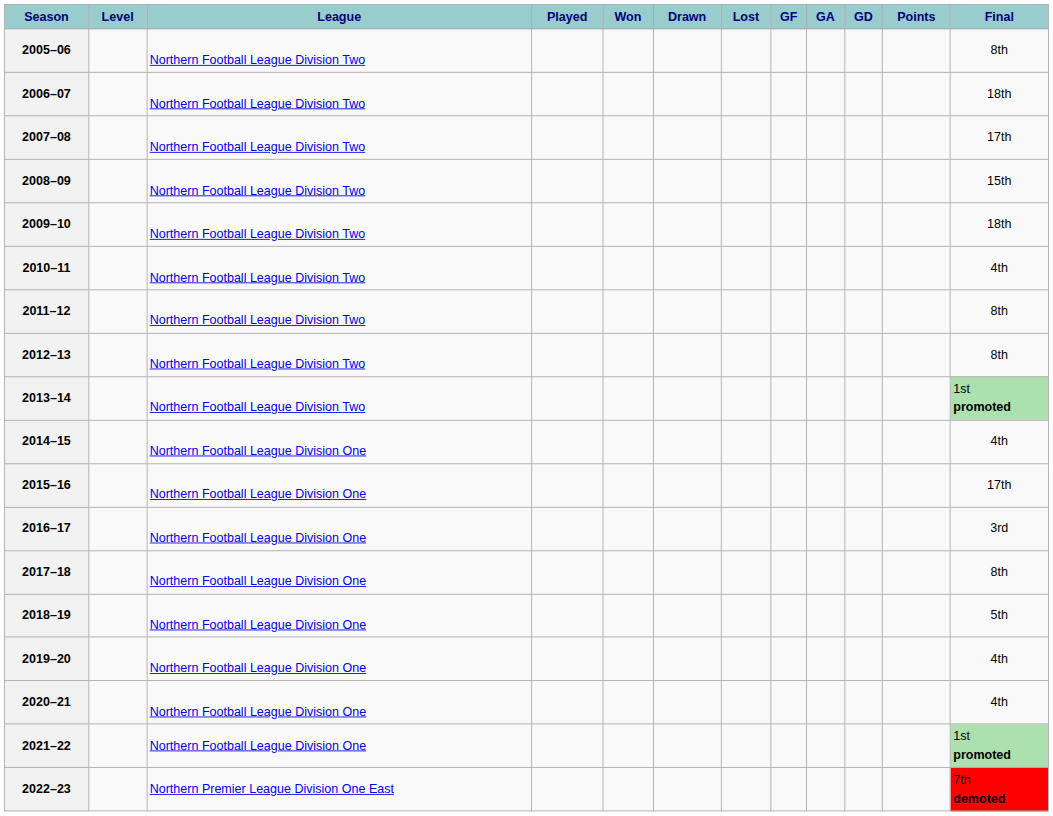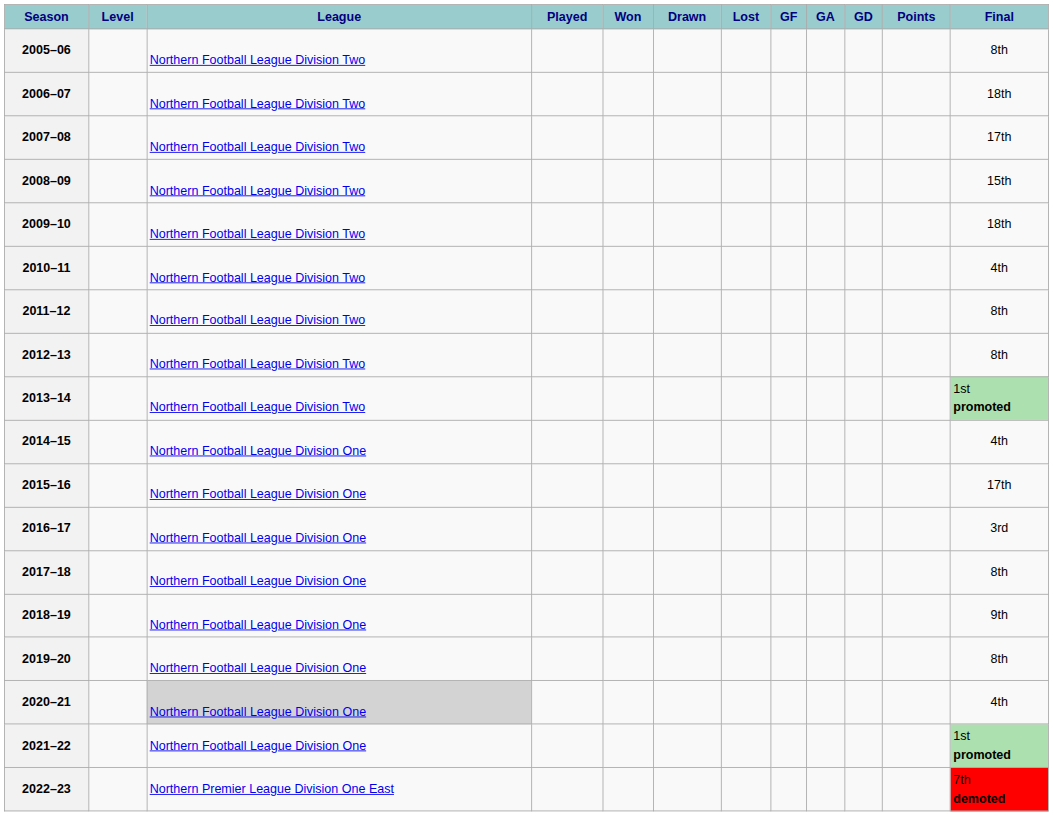(999, 615) 5th -> (999, 615) 9th
(999, 659) 4th -> (999, 659) 8th
(258, 712) no background -> (258, 712) lightgrey background
